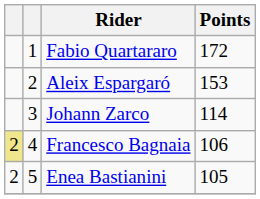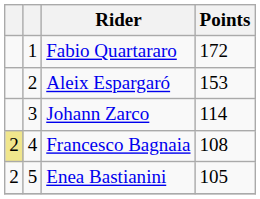(214, 145) 106 -> (214, 145) 108
